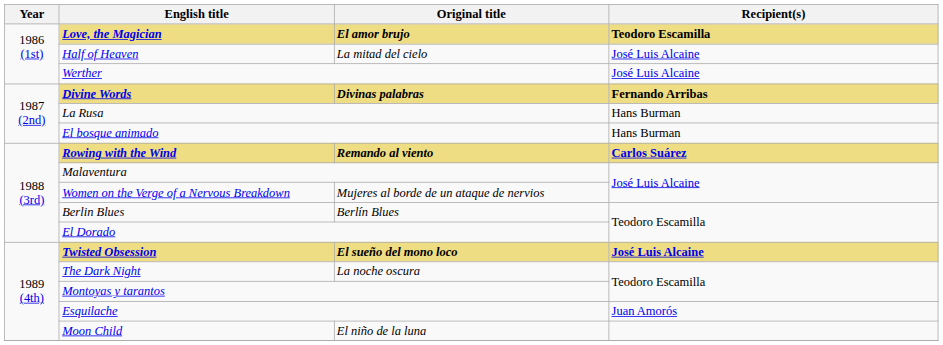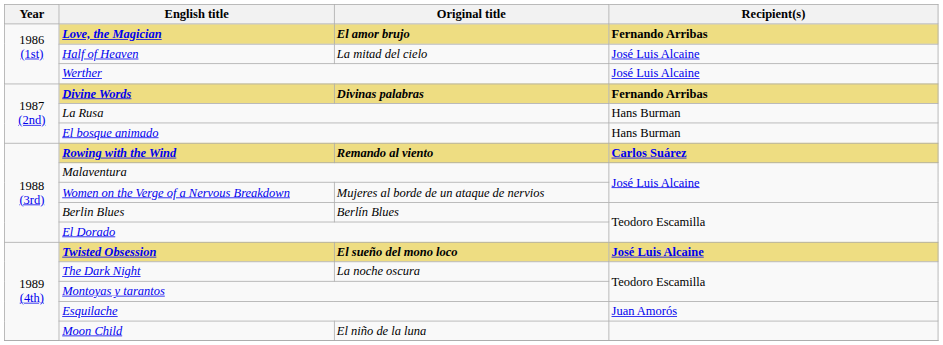(661, 34) Teodoro Escamilla -> (660, 34) Fernando Arribas
